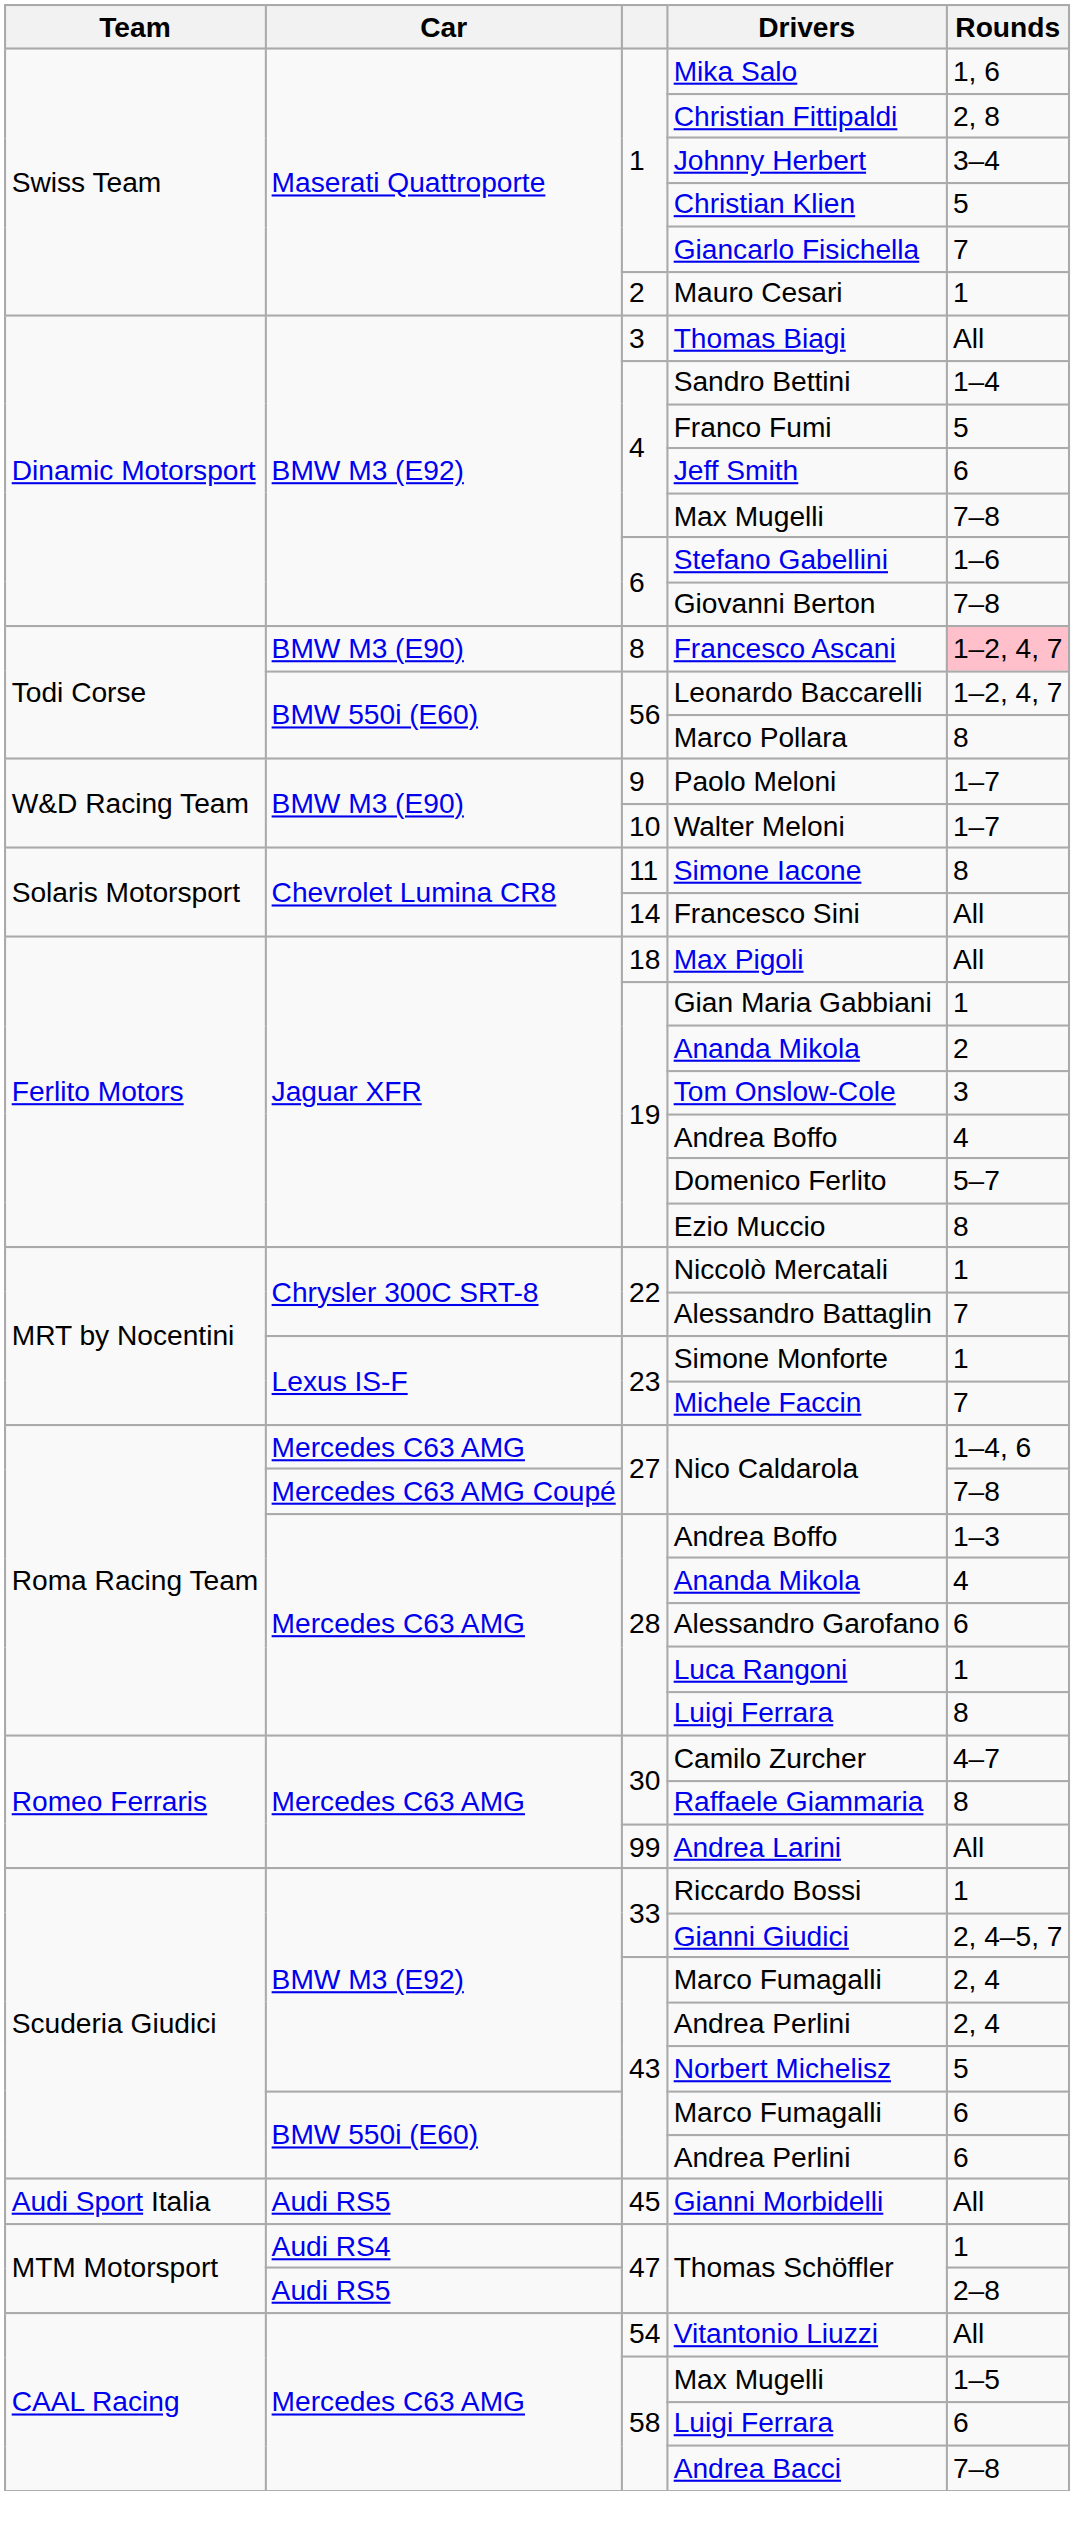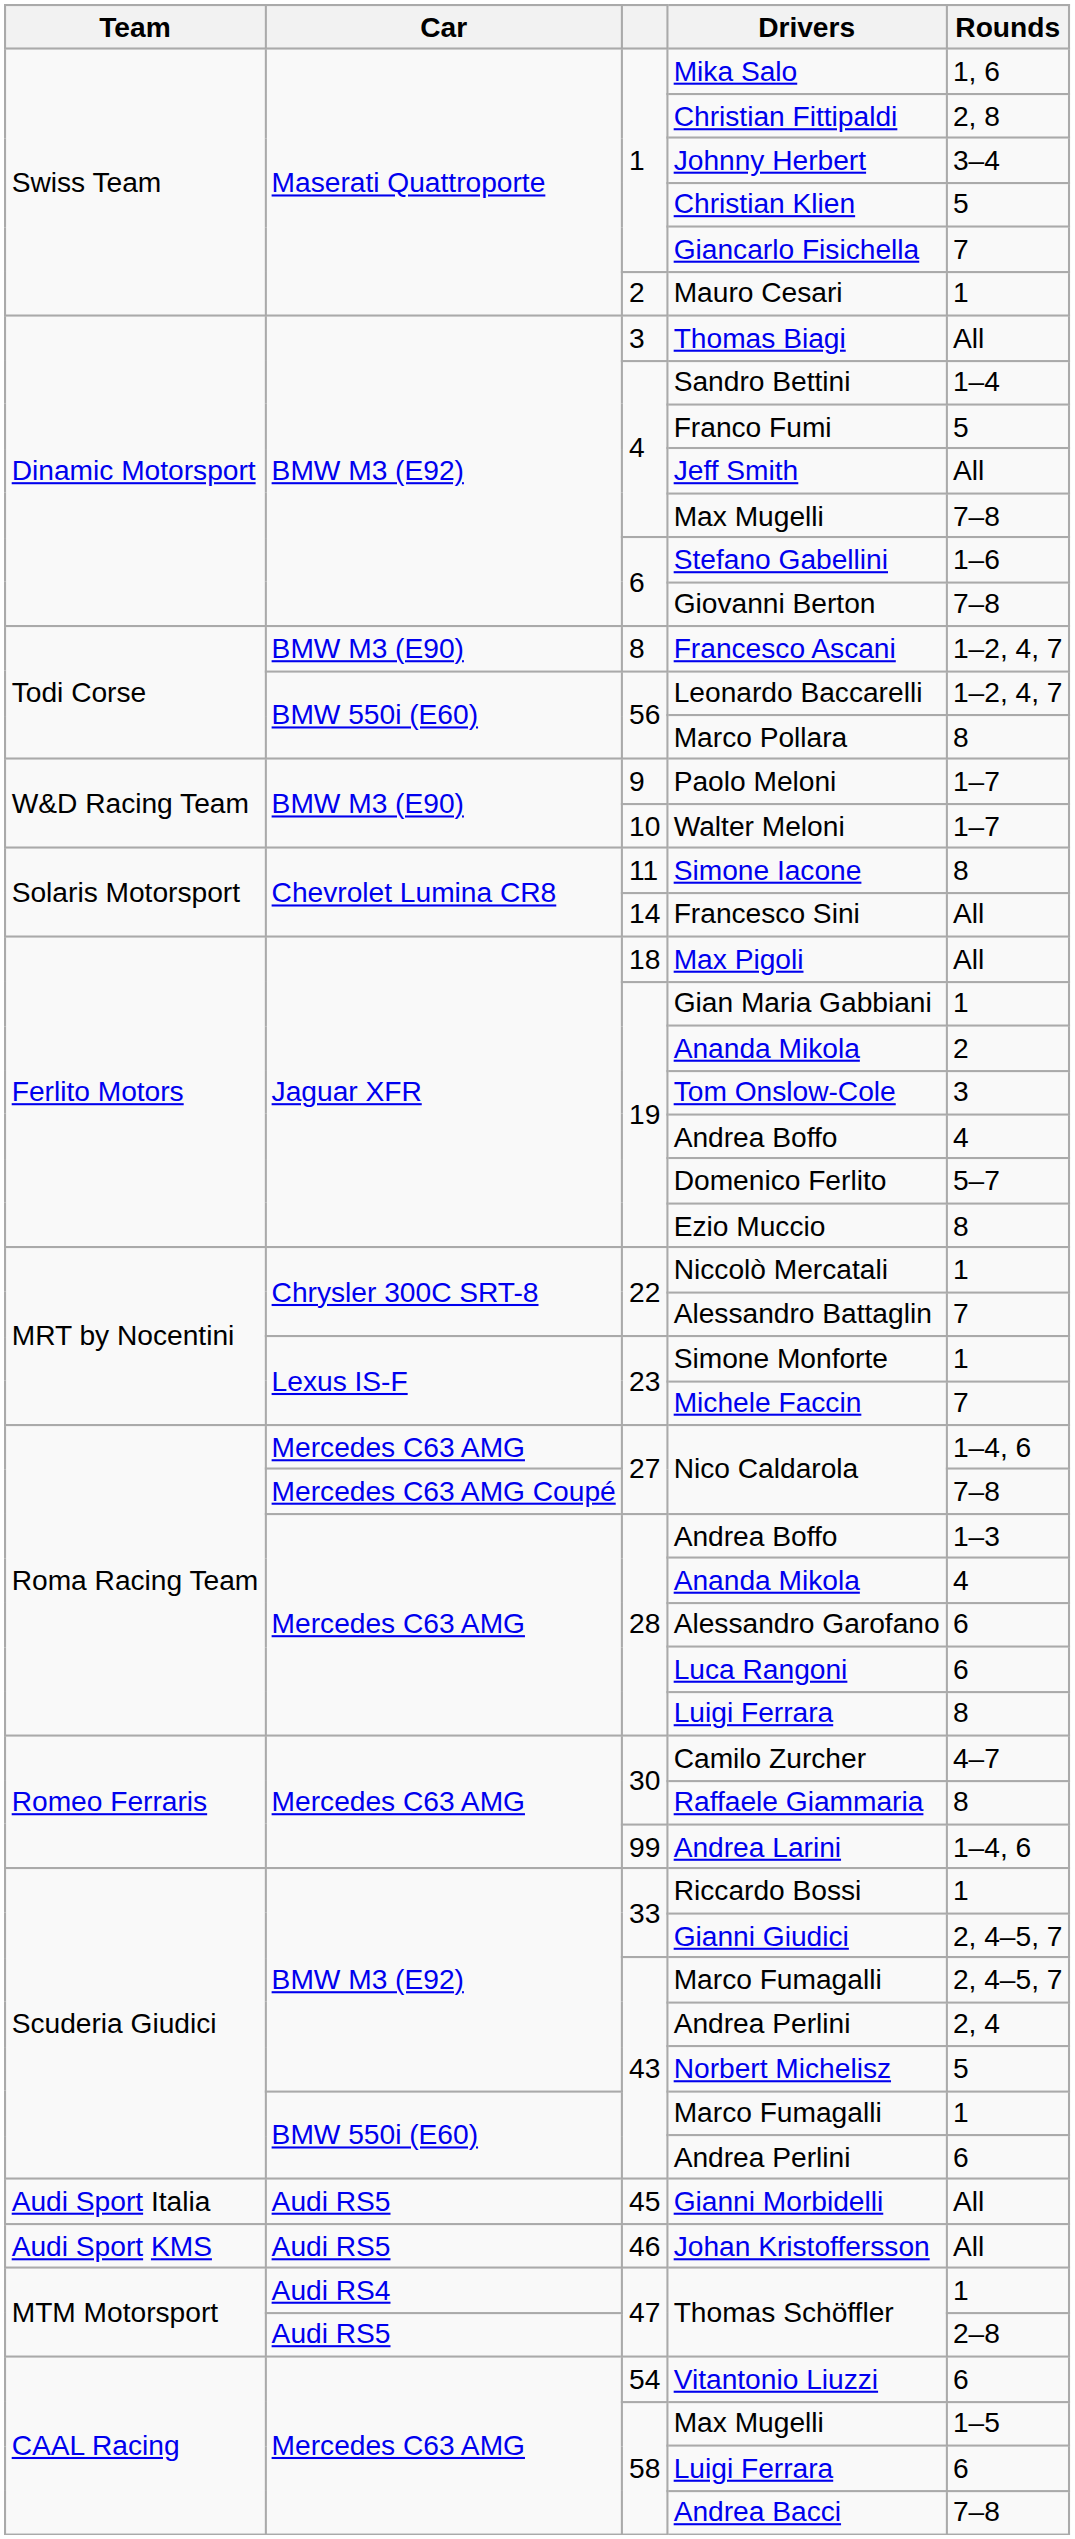(961, 471) 6 -> (969, 471) All
(1008, 648) pink background -> (1008, 648) no background
(961, 1669) 1 -> (961, 1669) 6
(969, 1846) All -> (992, 1846) 1–4, 6
(976, 1979) 2, 4 -> (1008, 1979) 2, 4–5, 7
(961, 2112) 6 -> (961, 2112) 1
+ row: (331, 2246)
(969, 2334) All -> (961, 2379) 6
